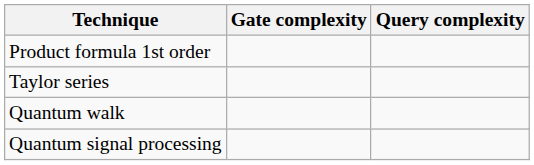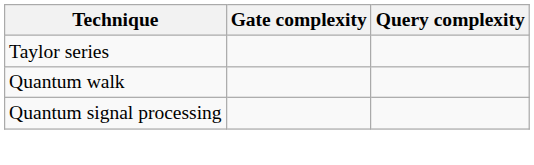- row: (110, 50)
